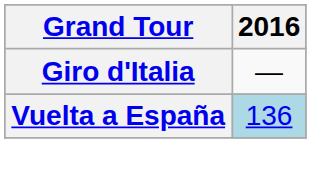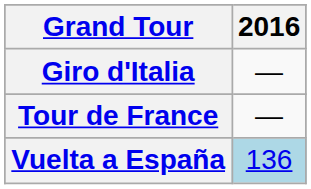+ row: (118, 115)
